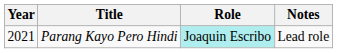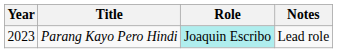(21, 36) 2021 -> (21, 36) 2023
